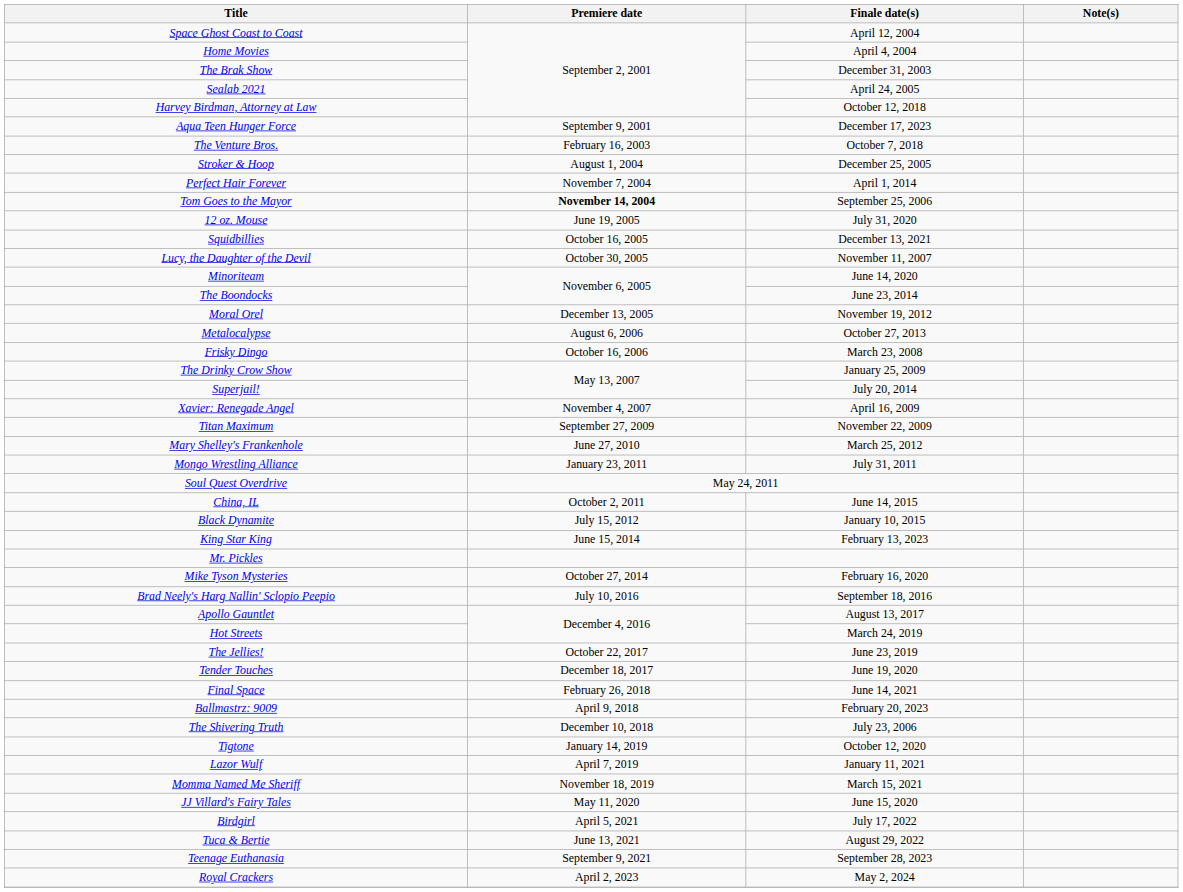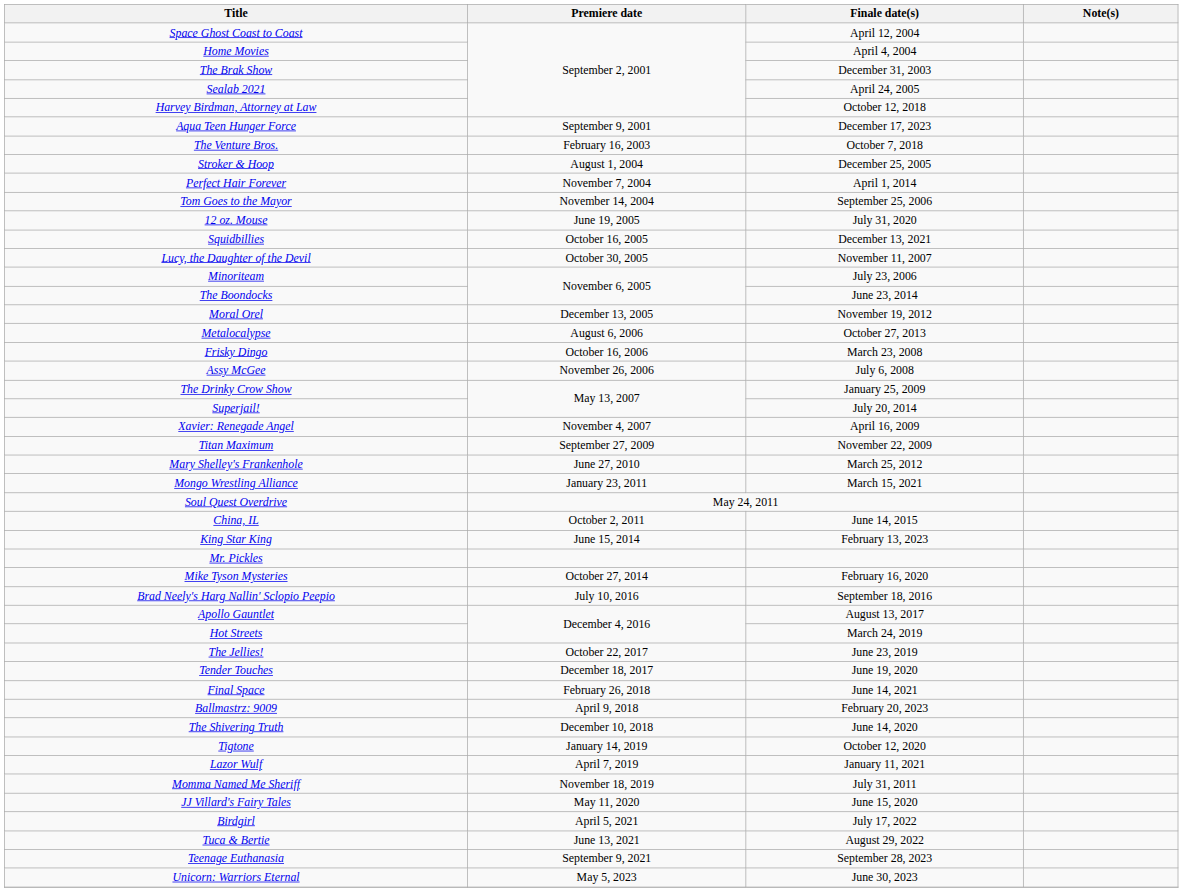(607, 201) bold -> (607, 201) normal
(885, 276) June 14, 2020 -> (885, 276) July 23, 2006
+ row: (236, 370)
(885, 464) July 31, 2011 -> (885, 483) March 15, 2021
- row: (236, 520)
(885, 727) July 23, 2006 -> (885, 727) June 14, 2020
(885, 783) March 15, 2021 -> (885, 783) July 31, 2011
+ row: (236, 877)
- row: (236, 877)
